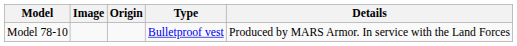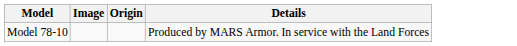- column: (186, 13)
